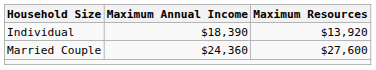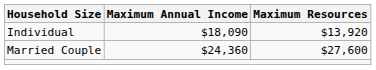(224, 32) $18,390 -> (224, 32) $18,090
